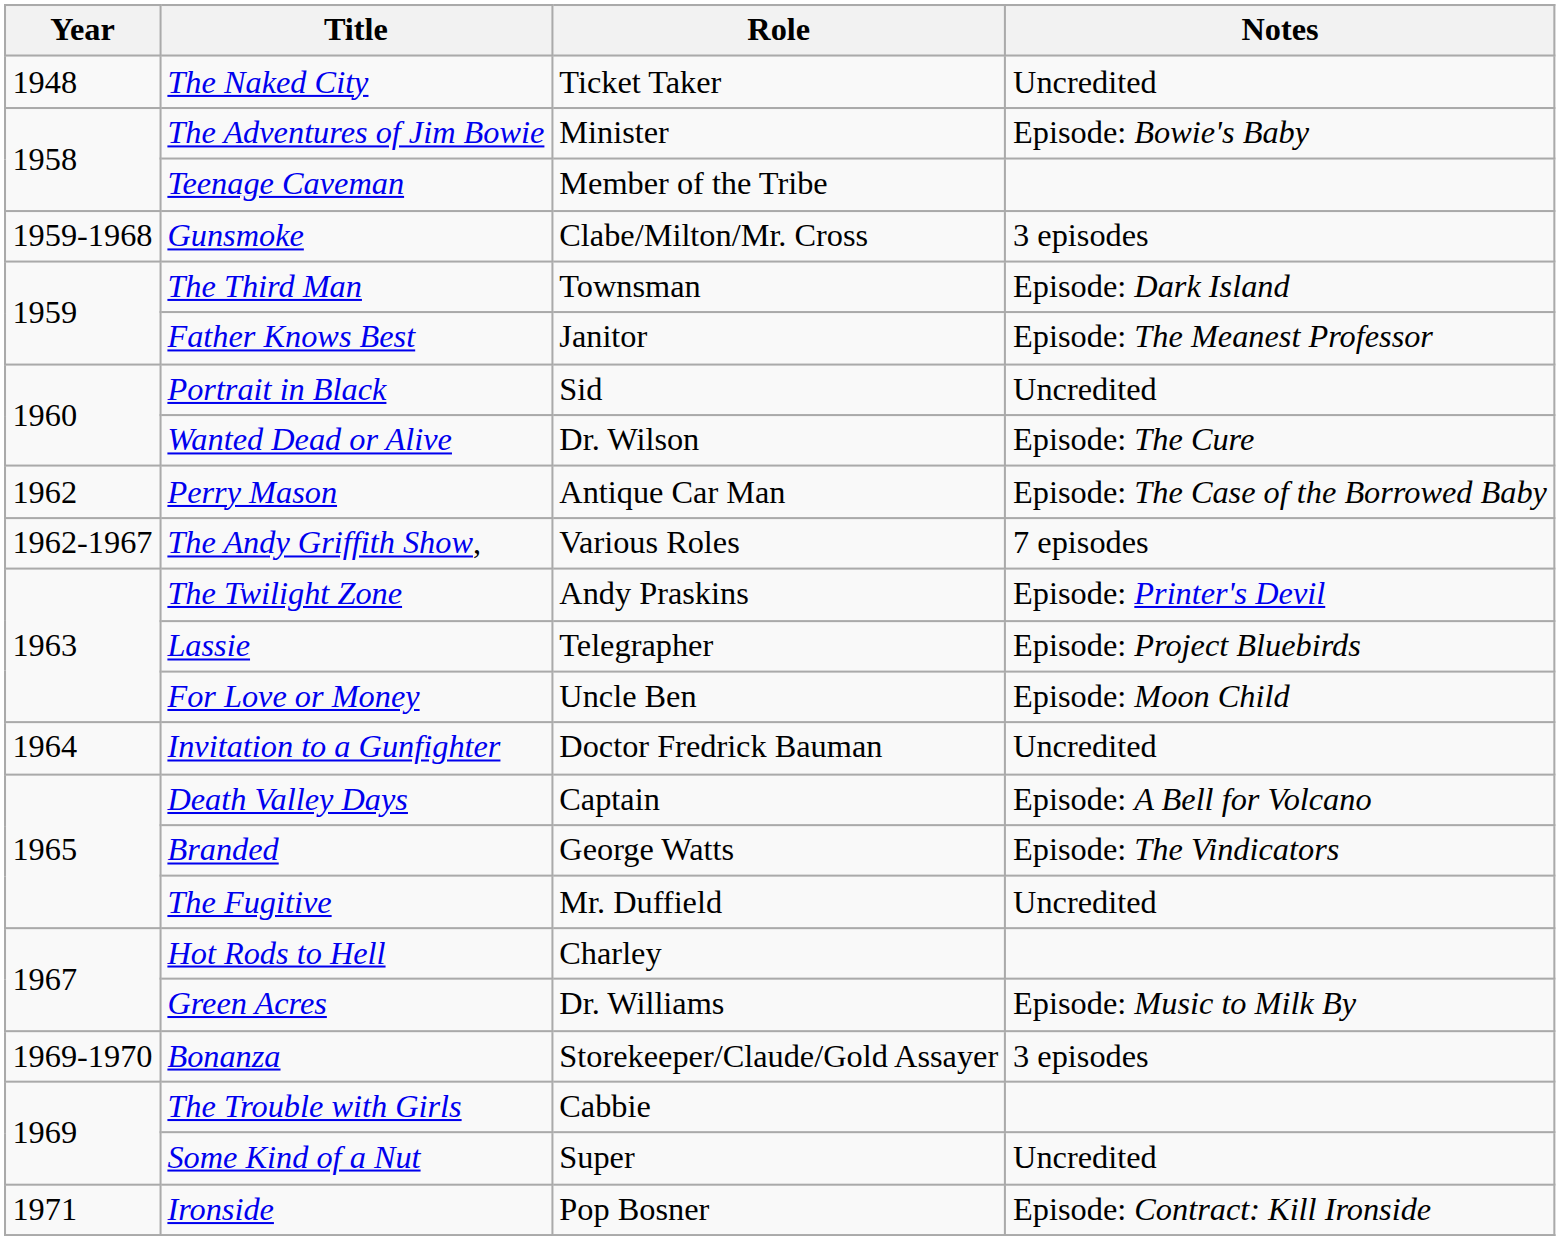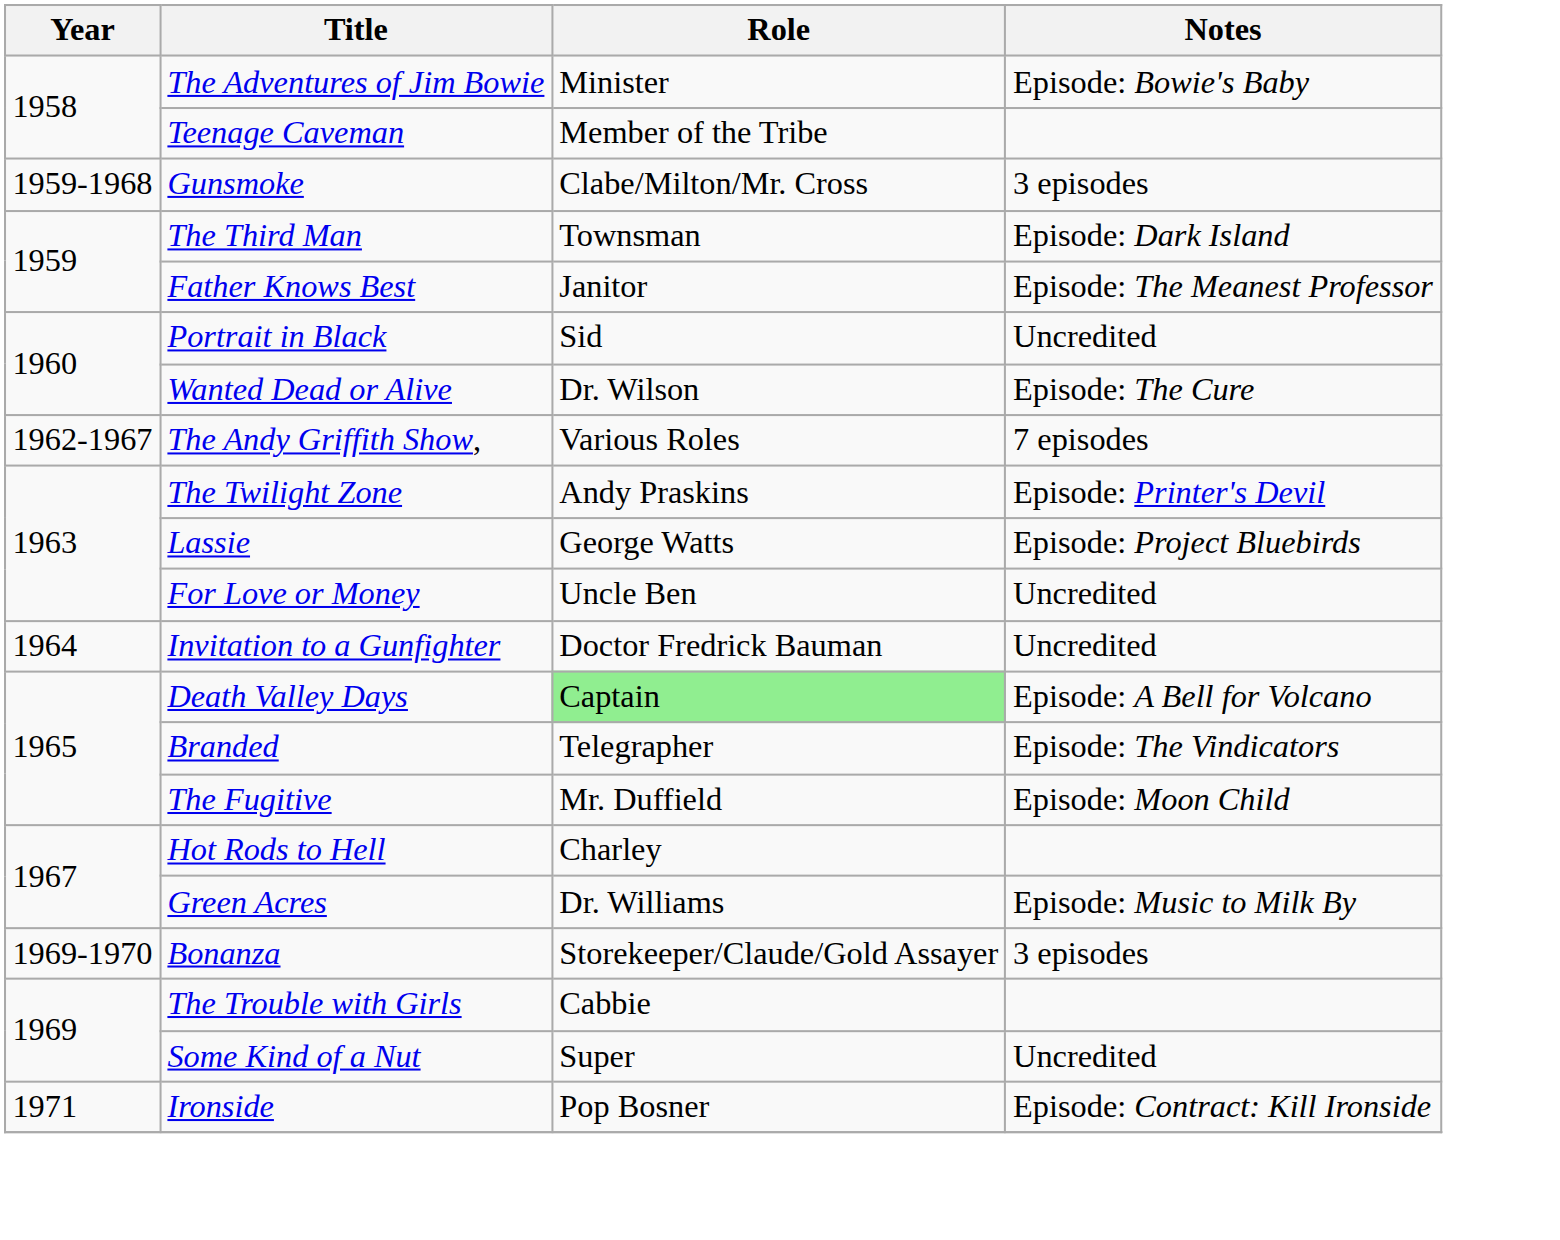- row: (268, 81)
- row: (252, 491)
(636, 645) Telegrapher -> (647, 542) George Watts
(1151, 696) Episode: Moon Child -> (1085, 593) Uncredited
(610, 798) no background -> (610, 696) lightgreen background
(647, 850) George Watts -> (636, 747) Telegrapher
(1085, 901) Uncredited -> (1151, 798) Episode: Moon Child
